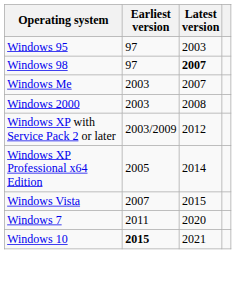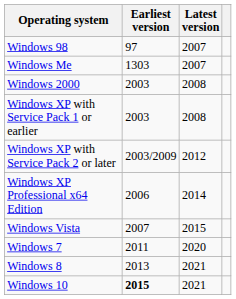- row: (37, 46)
(194, 65) bold -> (194, 46) normal
(137, 84) 2003 -> (137, 65) 1303
+ row: (51, 117)
(137, 168) 2005 -> (137, 195) 2006
+ row: (34, 266)
